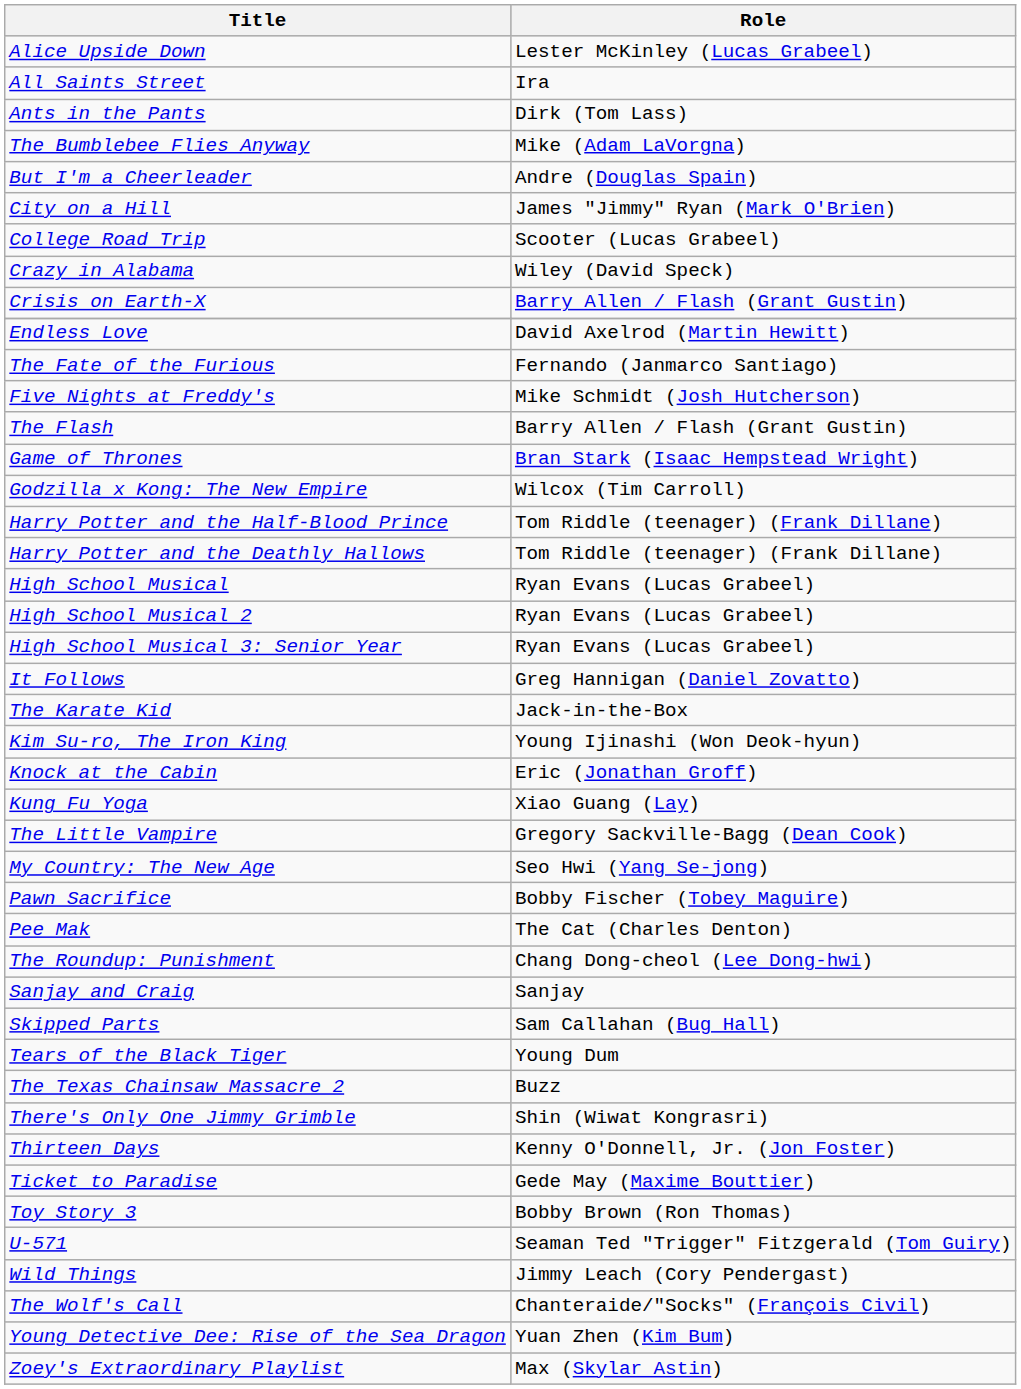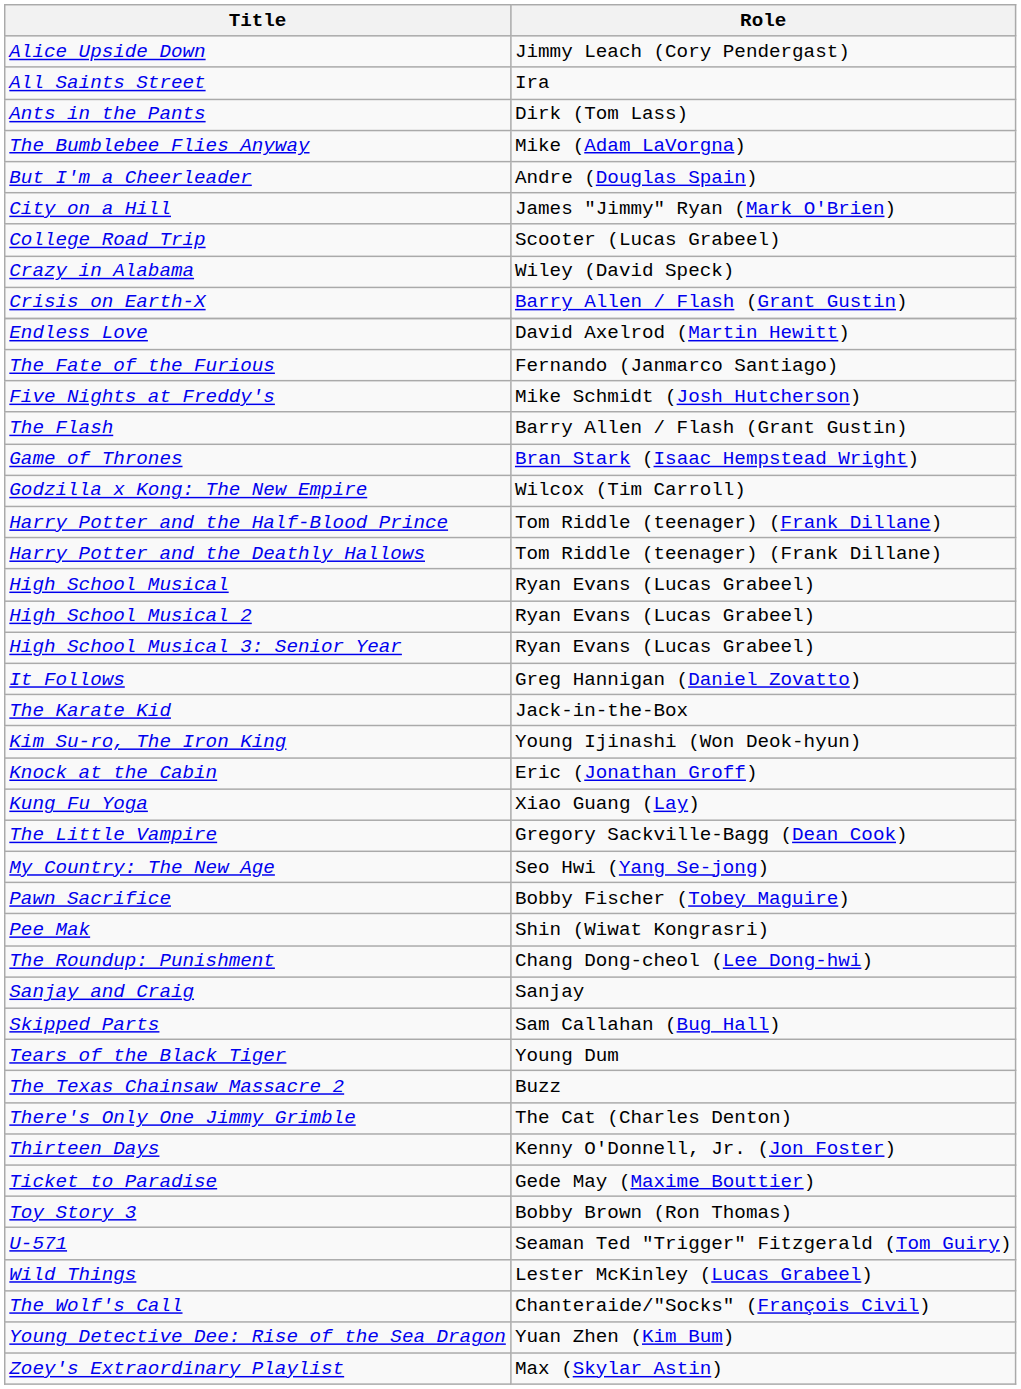(694, 52) Lester McKinley (Lucas Grabeel) -> (682, 52) Jimmy Leach (Cory Pendergast)
(654, 930) The Cat (Charles Denton) -> (642, 930) Shin (Wiwat Kongrasri)
(642, 1118) Shin (Wiwat Kongrasri) -> (654, 1118) The Cat (Charles Denton)
(682, 1275) Jimmy Leach (Cory Pendergast) -> (694, 1275) Lester McKinley (Lucas Grabeel)
